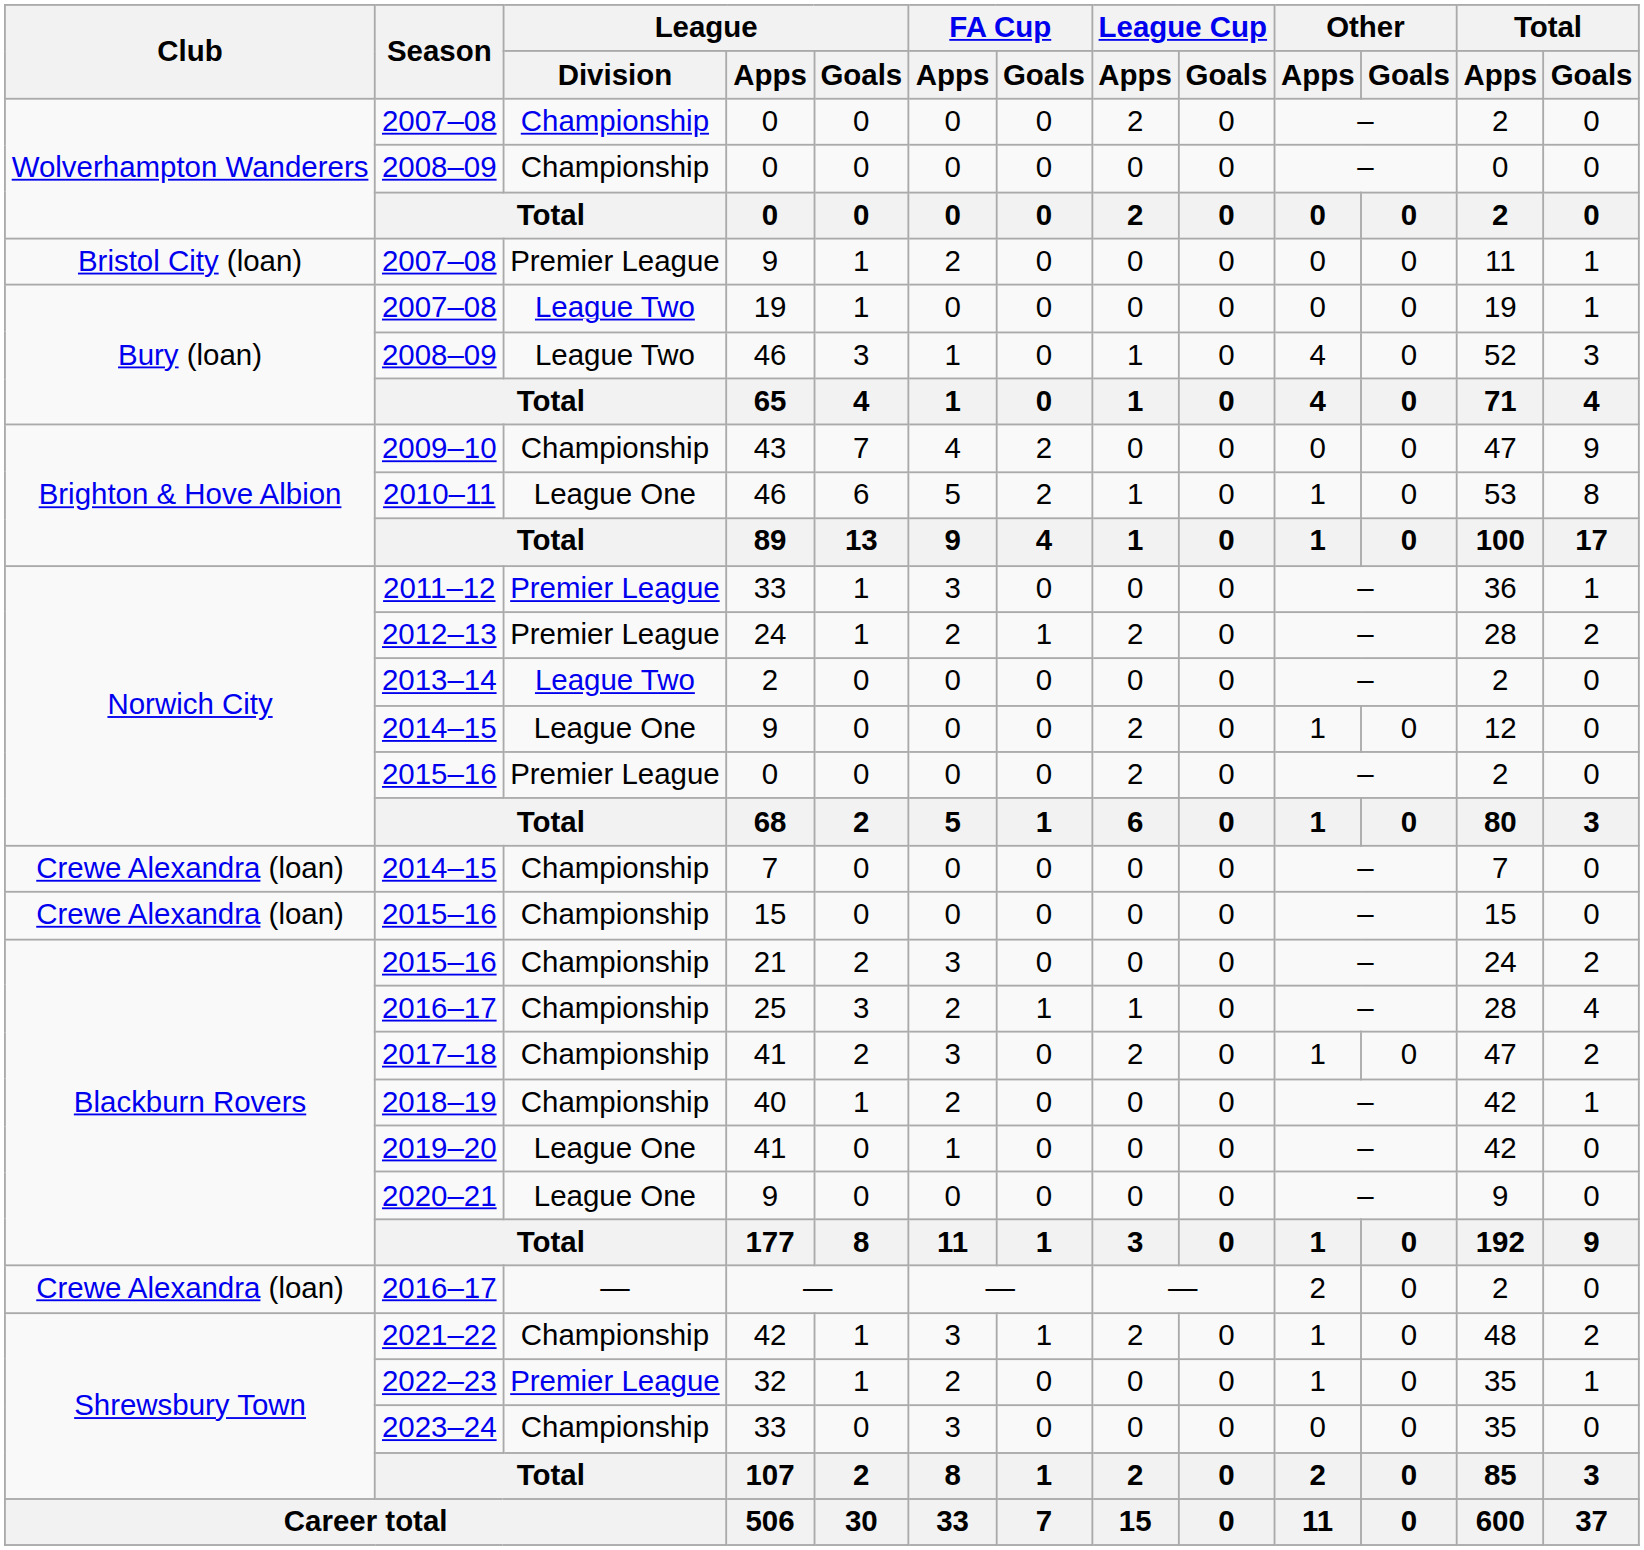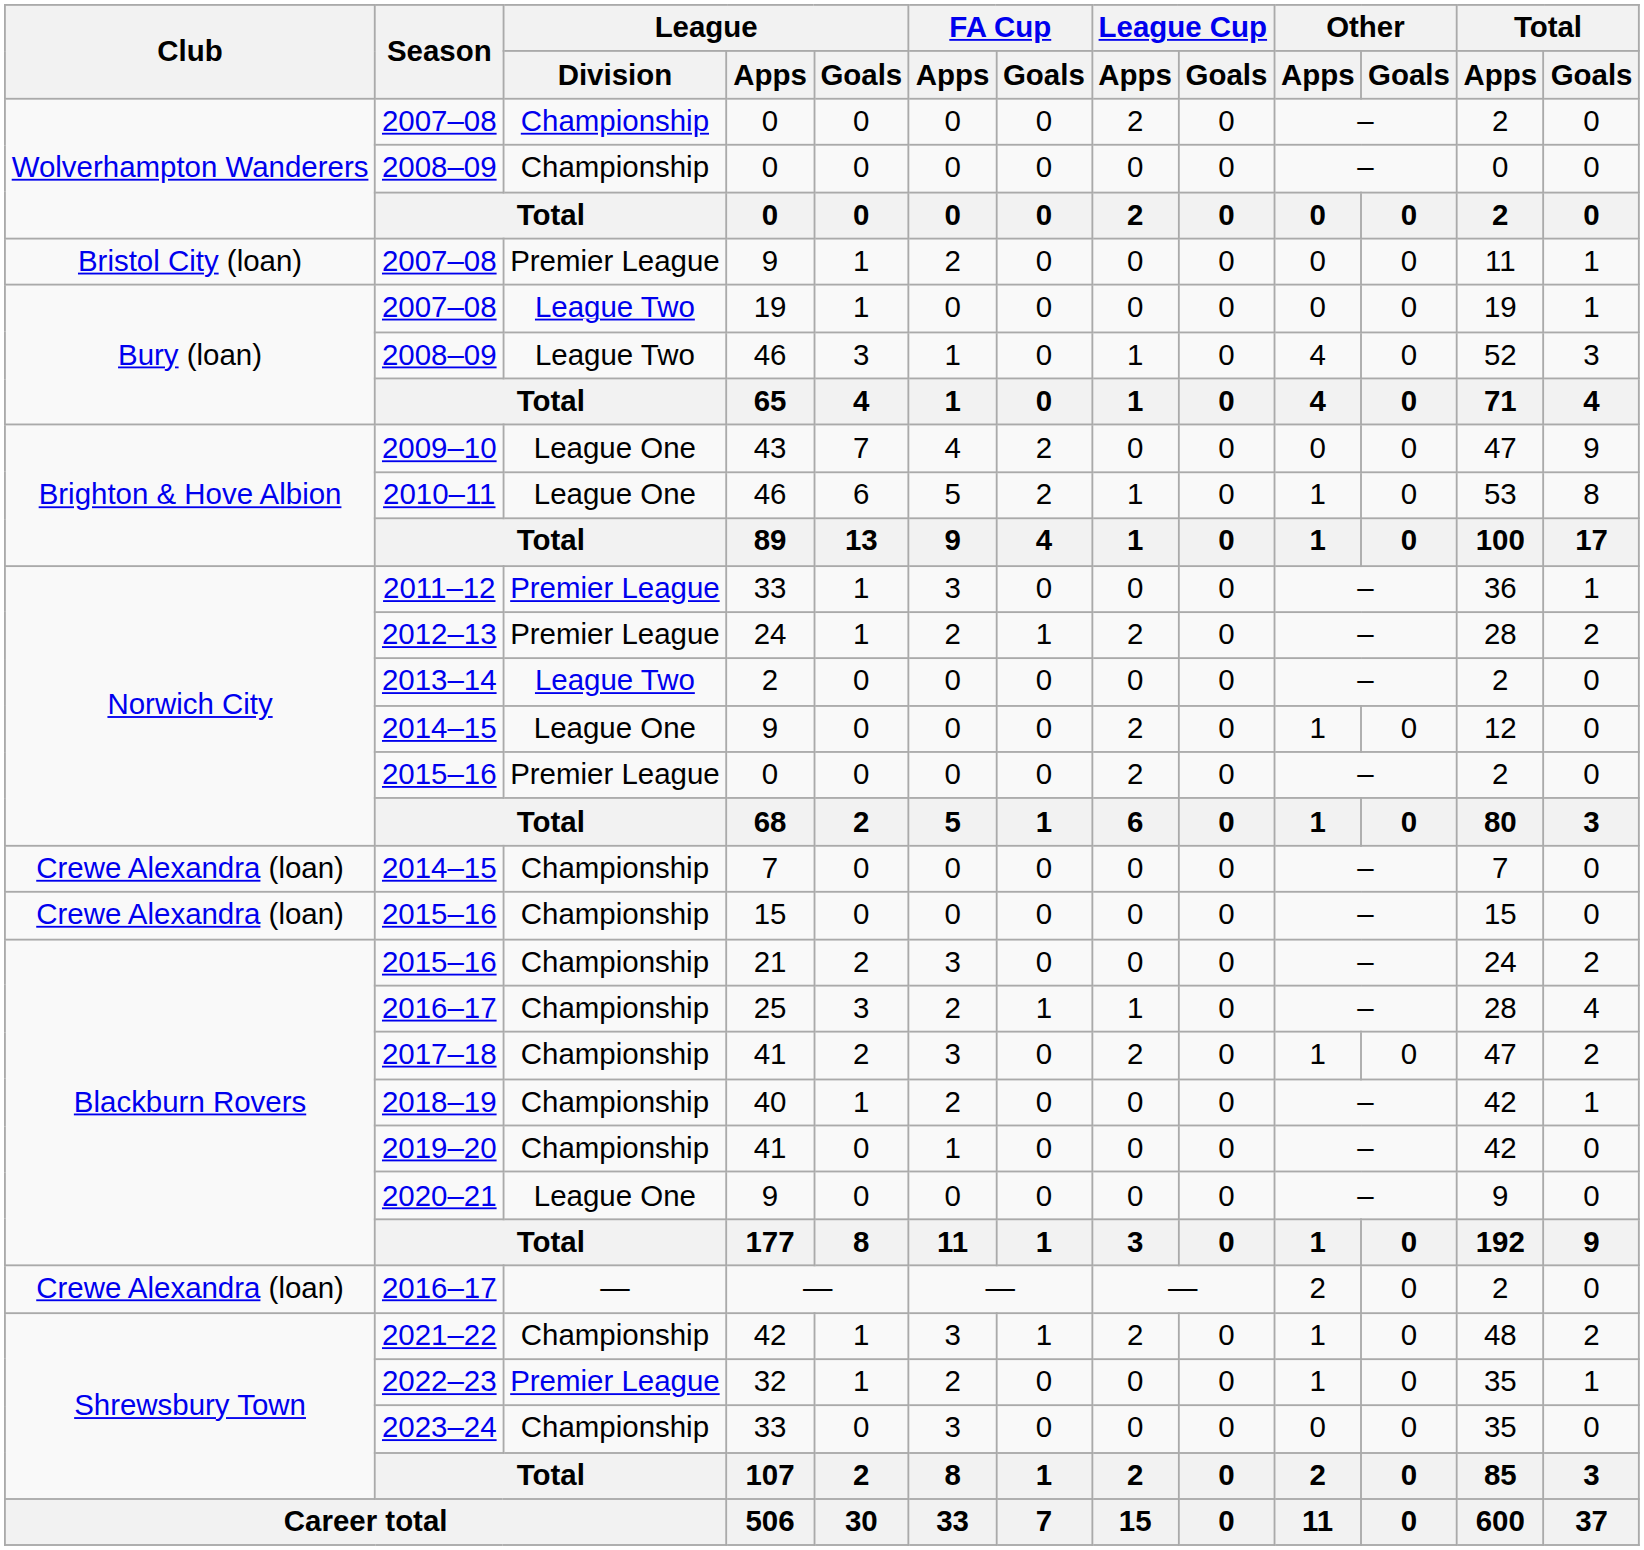(615, 448) Championship -> (615, 448) League One
(615, 1148) League One -> (615, 1148) Championship
